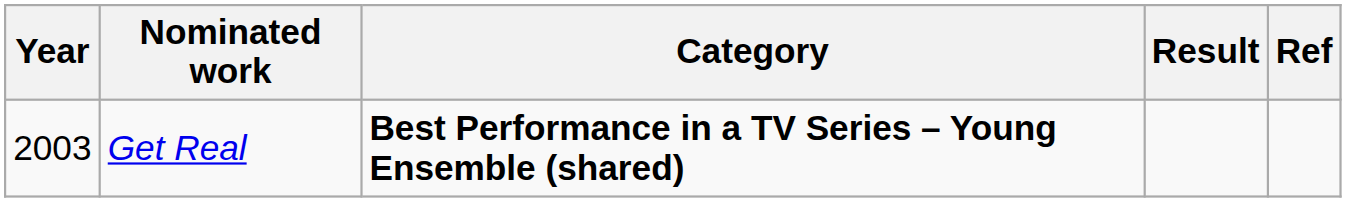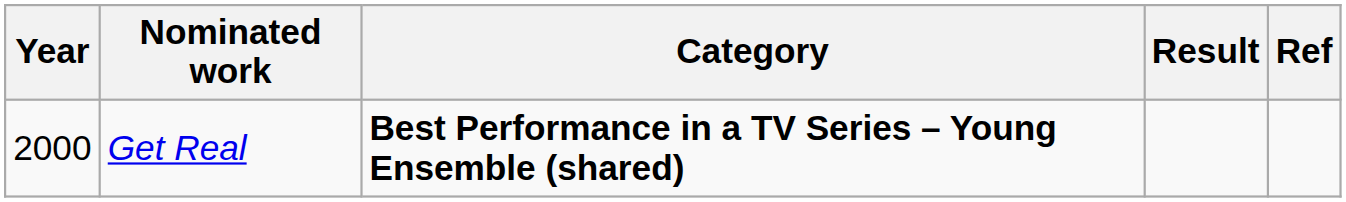(52, 147) 2003 -> (52, 147) 2000
